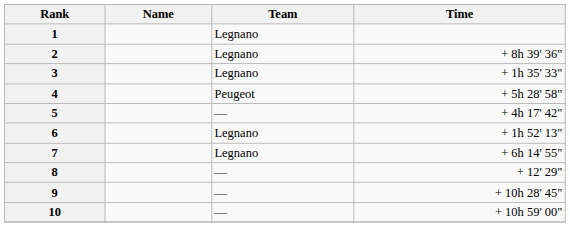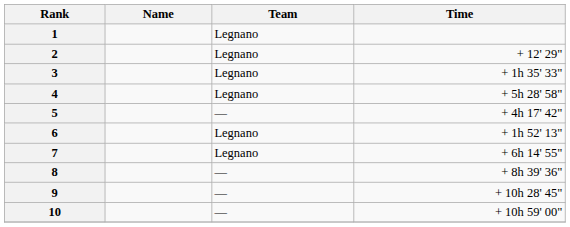(532, 53) + 8h 39' 36" -> (540, 53) + 12' 29"
(235, 93) Peugeot -> (236, 93) Legnano
(540, 172) + 12' 29" -> (532, 172) + 8h 39' 36"
